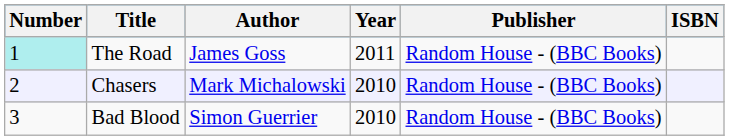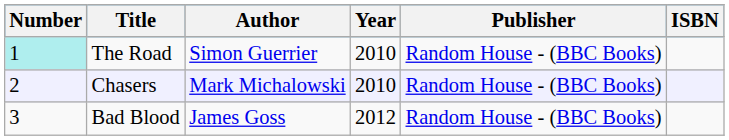(237, 53) James Goss -> (253, 53) Simon Guerrier
(376, 53) 2011 -> (376, 53) 2010
(253, 118) Simon Guerrier -> (237, 118) James Goss
(376, 118) 2010 -> (376, 118) 2012
